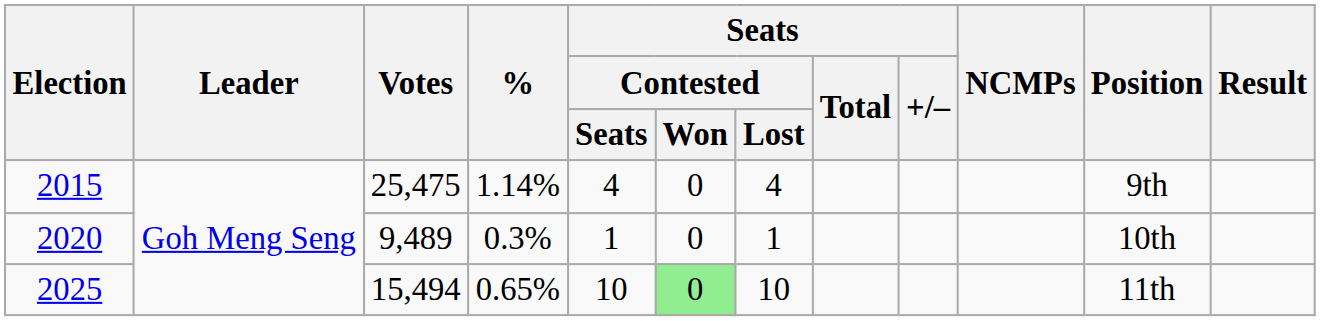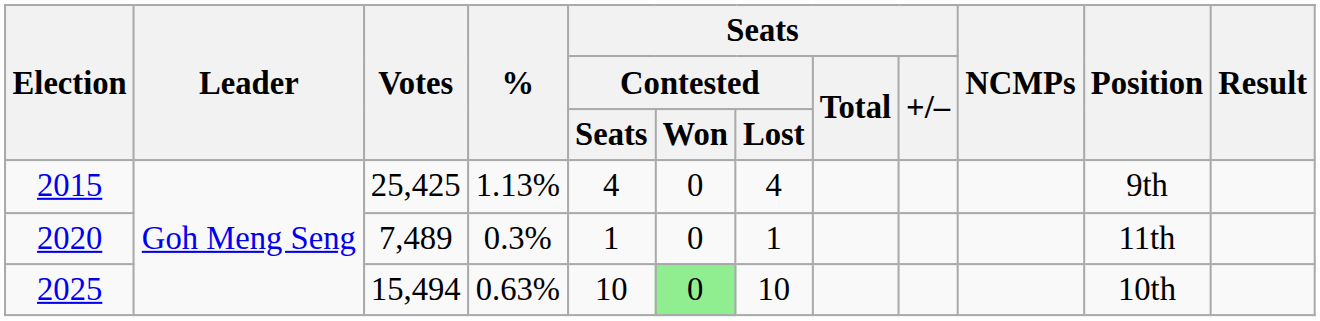(416, 185) 25,475 -> (416, 185) 25,425
(518, 185) 1.14% -> (518, 185) 1.13%
(416, 237) 9,489 -> (416, 237) 7,489
(1147, 237) 10th -> (1147, 237) 11th
(518, 289) 0.65% -> (518, 289) 0.63%
(1147, 289) 11th -> (1147, 289) 10th
